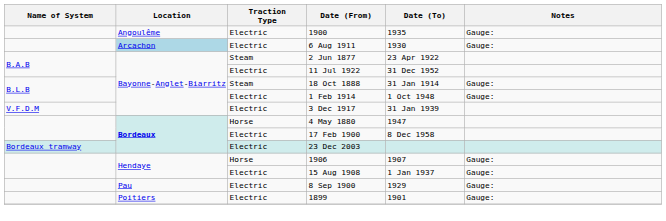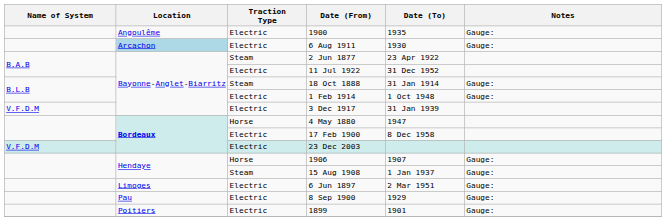(44, 147) Bordeaux tramway -> (23, 147) V.F.D.M
(248, 172) Electric -> (241, 172) Steam
+ row: (332, 185)
